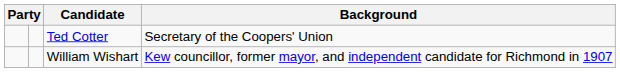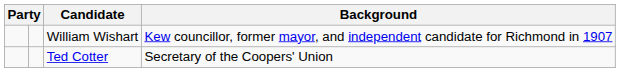rows swapped: (77, 36) <-> (93, 57)
